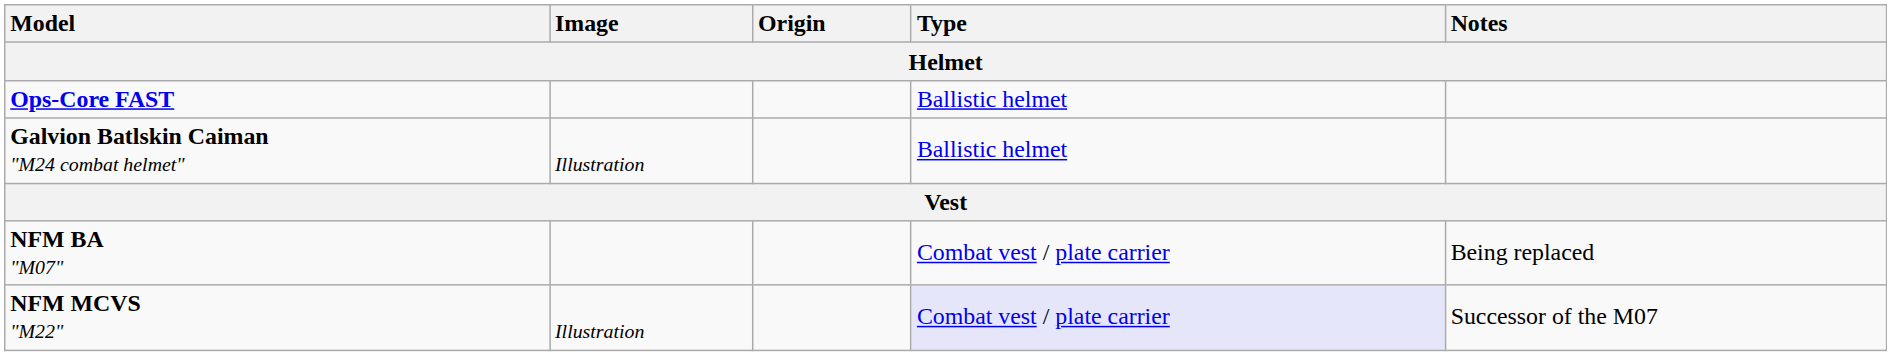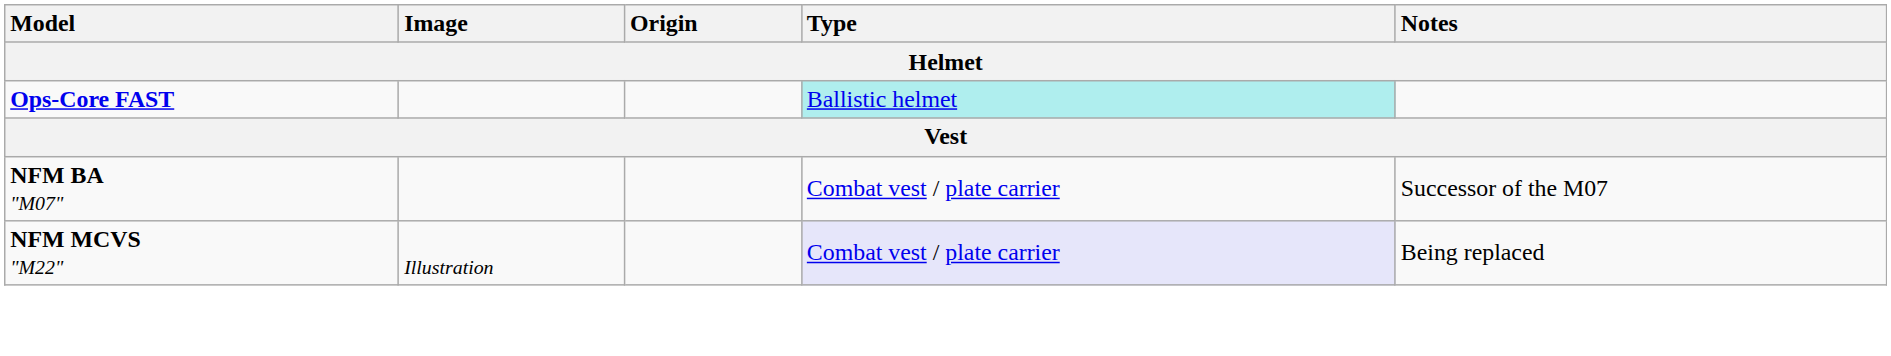(992, 99) no background -> (882, 99) paleturquoise background
- row: (139, 150)
(1522, 252) Being replaced -> (1504, 188) Successor of the M07
(1554, 317) Successor of the M07 -> (1473, 252) Being replaced
